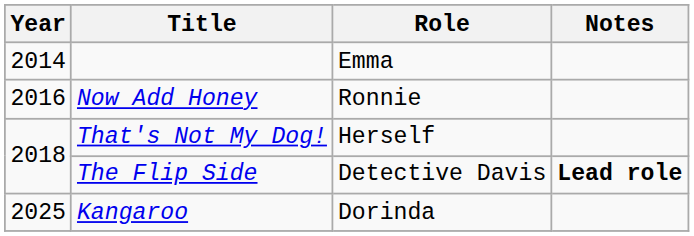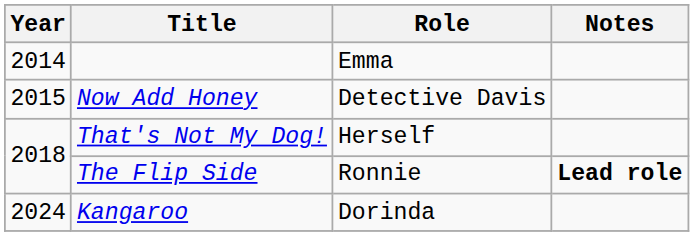(38, 99) 2016 -> (38, 99) 2015
(380, 99) Ronnie -> (442, 99) Detective Davis
(442, 175) Detective Davis -> (380, 175) Ronnie
(38, 212) 2025 -> (38, 212) 2024
